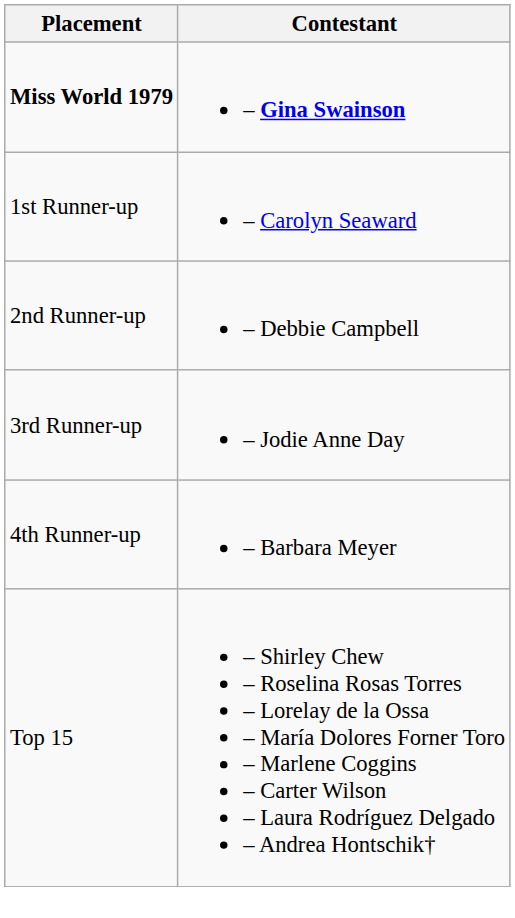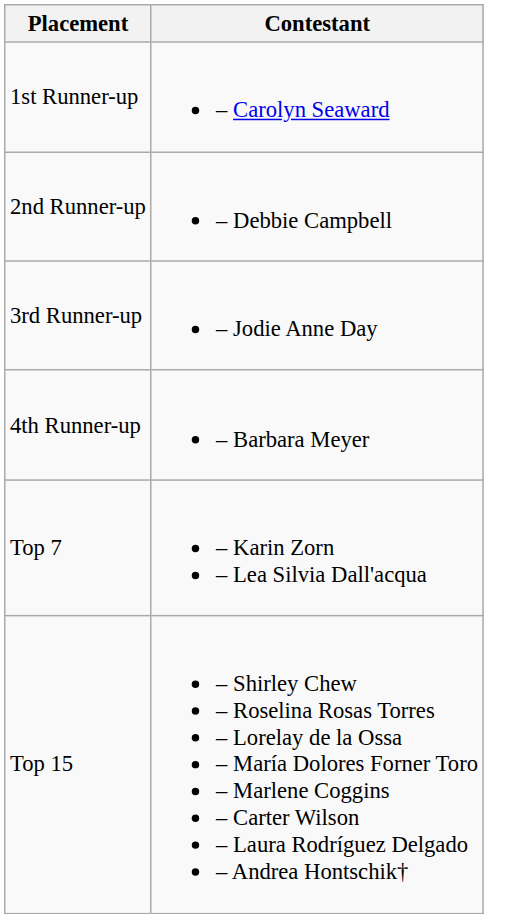- row: (92, 96)
+ row: (36, 547)
